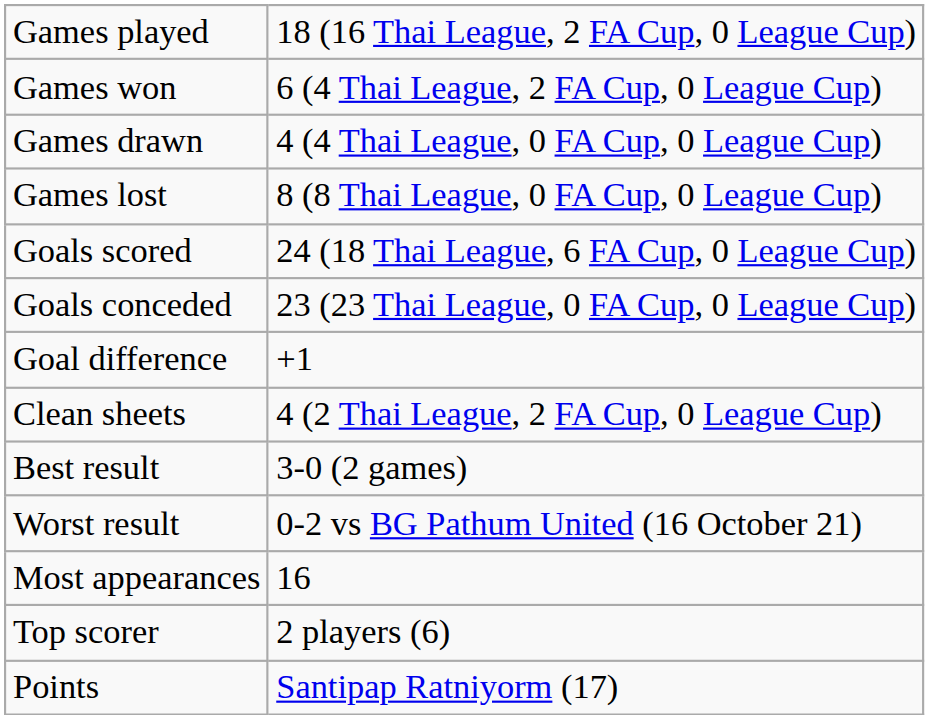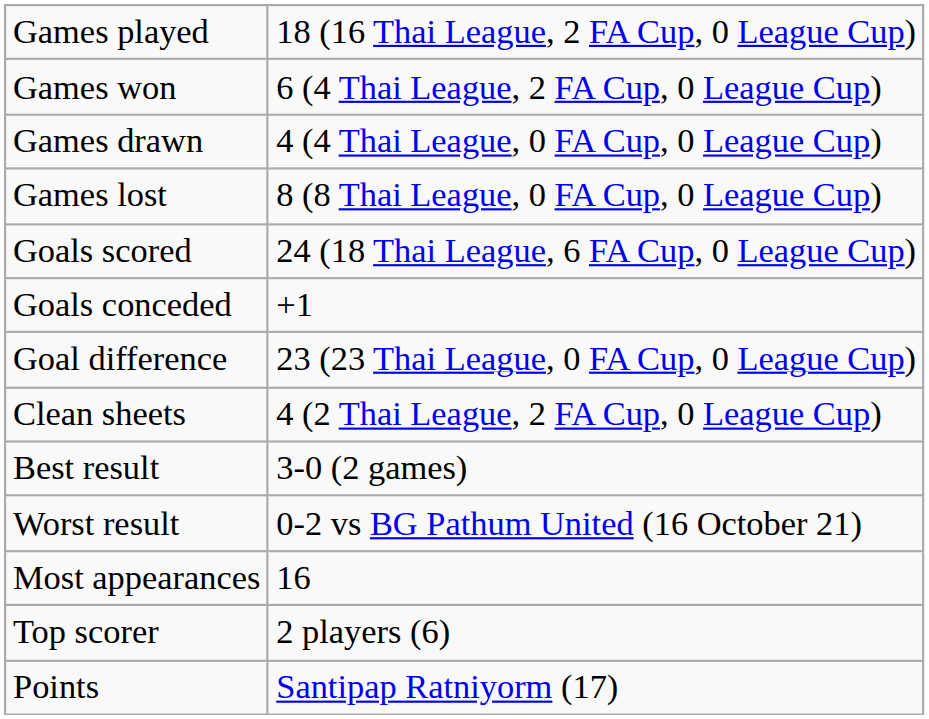(596, 304) 23 (23 Thai League, 0 FA Cup, 0 League Cup) -> (295, 304) +1
(295, 359) +1 -> (596, 359) 23 (23 Thai League, 0 FA Cup, 0 League Cup)
